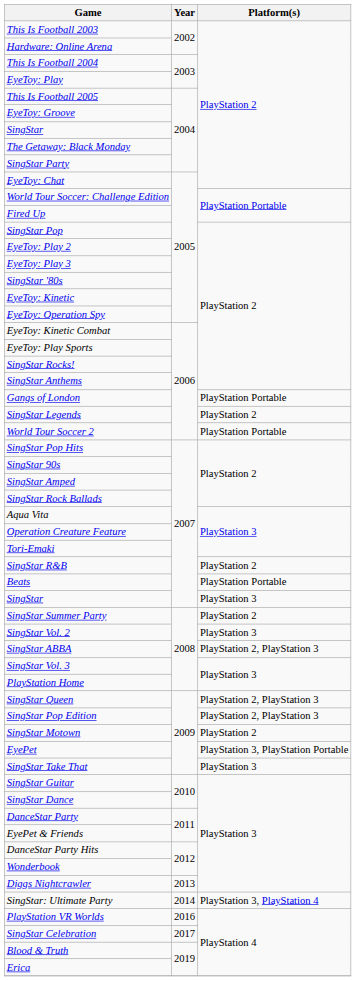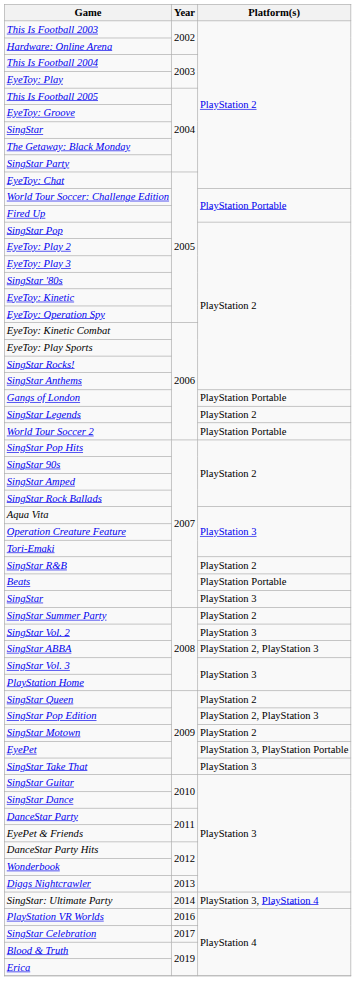(259, 699) PlayStation 2, PlayStation 3 -> (228, 699) PlayStation 2
